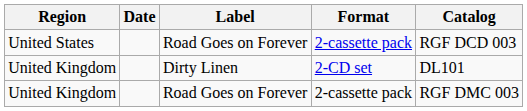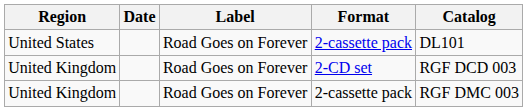(468, 42) RGF DCD 003 -> (442, 42) DL101
(200, 67) Dirty Linen -> (235, 67) Road Goes on Forever
(442, 67) DL101 -> (468, 67) RGF DCD 003
